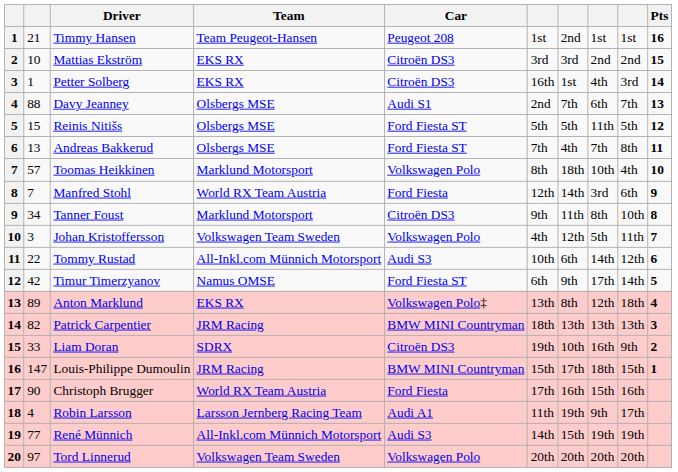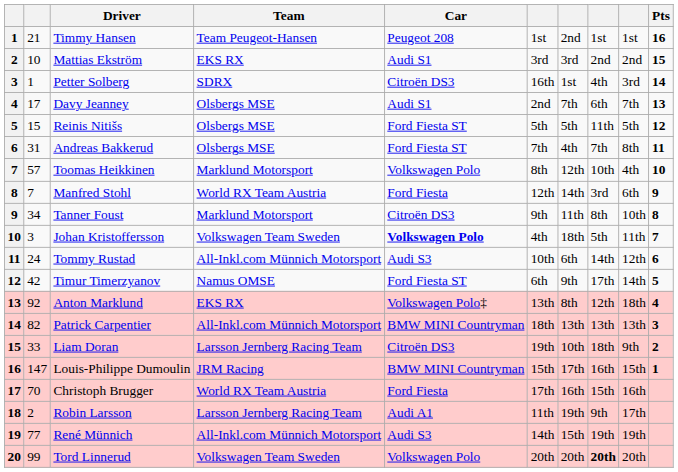(421, 59) Citroën DS3 -> (409, 59) Audi S1
(220, 81) EKS RX -> (214, 81) SDRX
(34, 103) 88 -> (34, 103) 17
(34, 148) 13 -> (34, 148) 31
(573, 170) 18th -> (573, 170) 12th
(434, 236) normal -> (436, 236) bold
(573, 236) 12th -> (573, 236) 18th
(34, 258) 22 -> (34, 258) 24
(34, 302) 89 -> (34, 302) 92
(230, 324) JRM Racing -> (289, 324) All-Inkl.com Münnich Motorsport
(214, 346) SDRX -> (279, 346) Larsson Jernberg Racing Team
(603, 346) 16th -> (603, 346) 18th
(603, 368) 18th -> (603, 368) 16th
(34, 390) 90 -> (34, 390) 70
(30, 412) 4 -> (30, 412) 2
(34, 456) 97 -> (34, 456) 99
(603, 456) normal -> (603, 456) bold
